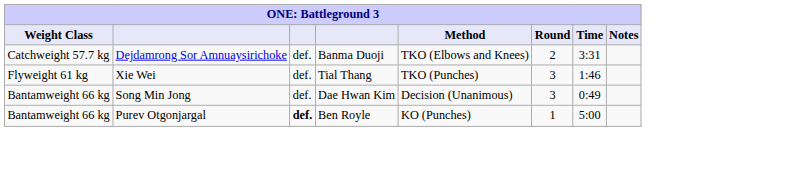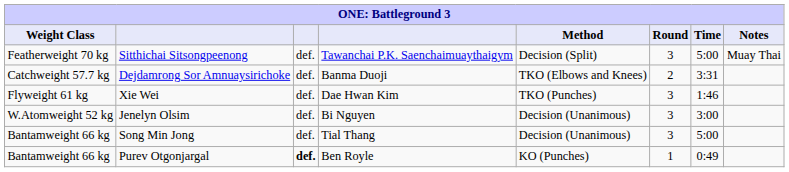+ row: (183, 54)
(345, 75) Tial Thang -> (360, 95) Dae Hwan Kim
+ row: (154, 115)
(357, 95) Dae Hwan Kim -> (348, 135) Tial Thang
(590, 95) 0:49 -> (707, 135) 5:00
(590, 115) 5:00 -> (707, 156) 0:49
